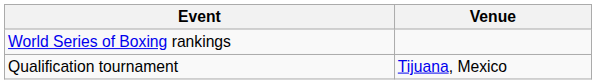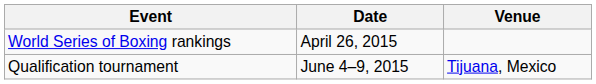+ column: (370, 16)
